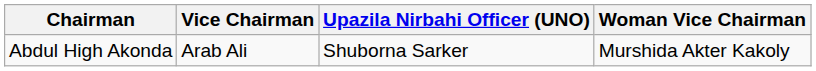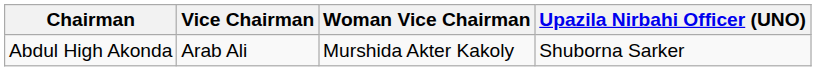columns swapped: (702, 19) <-> (456, 19)
